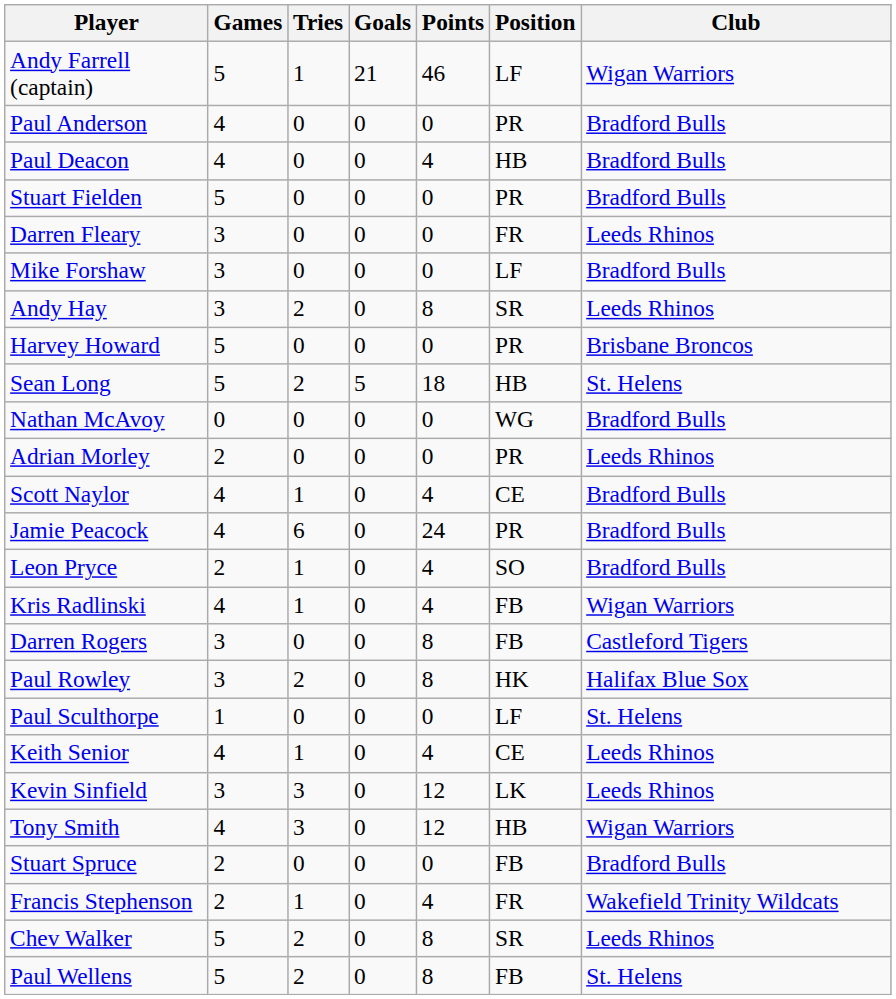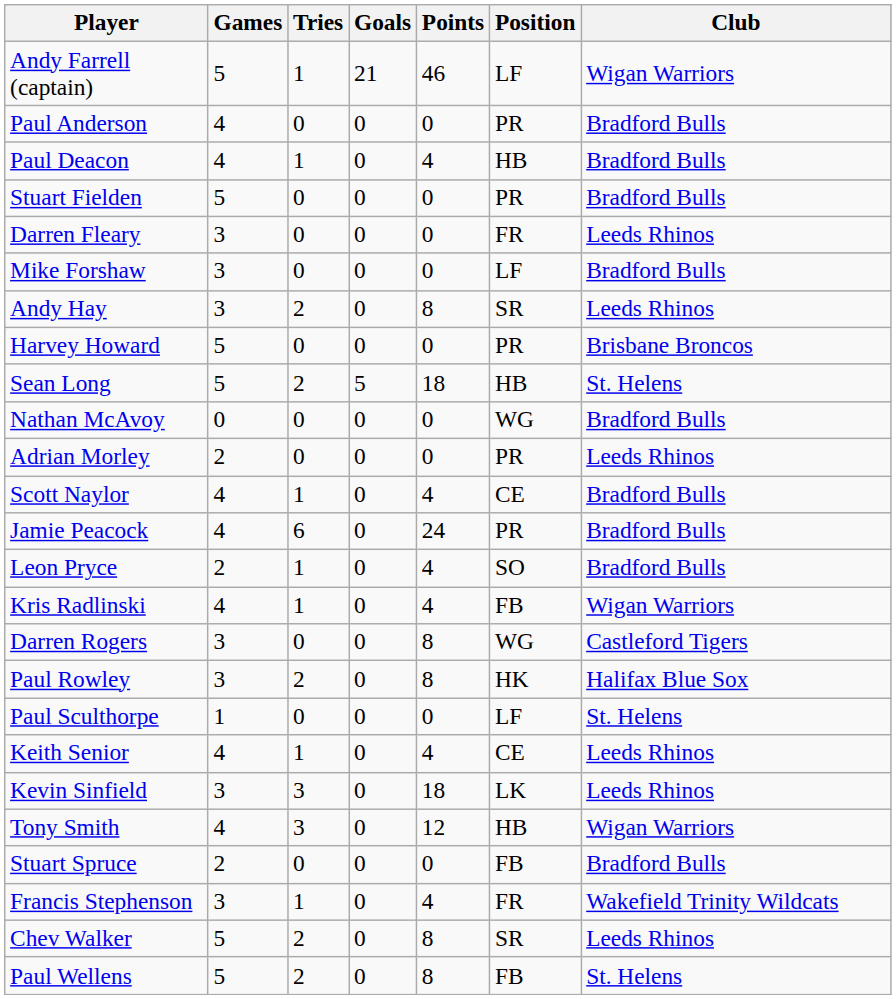(299, 160) 0 -> (299, 160) 1
(509, 642) FB -> (514, 642) WG
(434, 790) 12 -> (434, 790) 18
(219, 901) 2 -> (219, 901) 3
